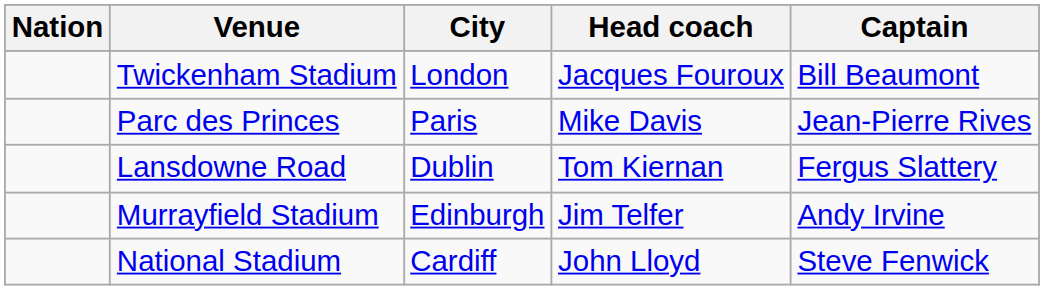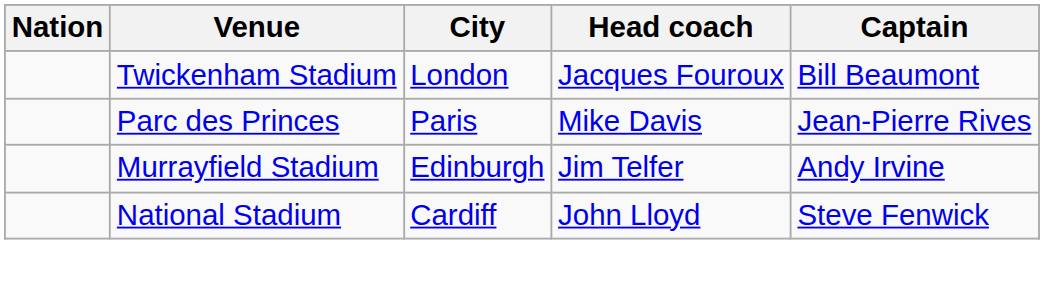- row: (231, 167)
